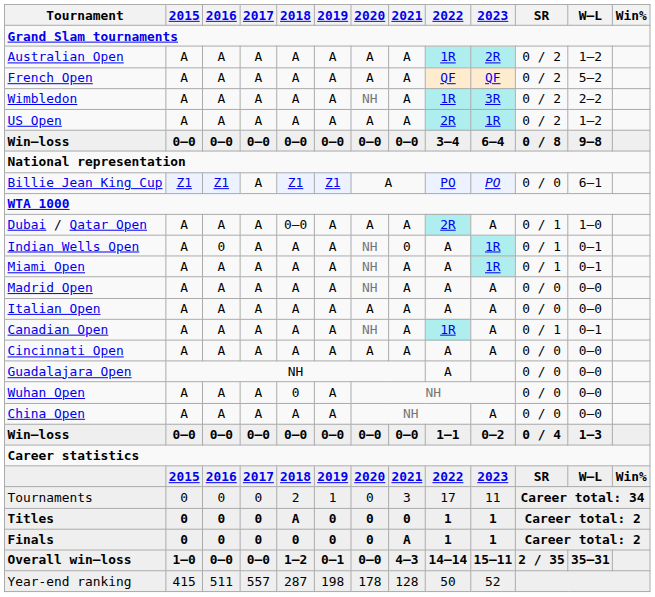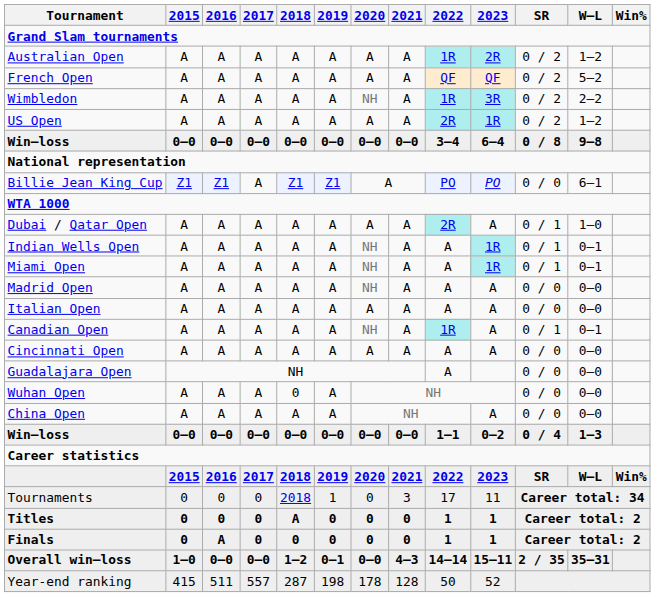(296, 225) 0–0 -> (296, 225) A
(221, 246) 0 -> (221, 246) A
(407, 246) 0 -> (407, 246) A
(296, 497) 2 -> (296, 497) 2018
(221, 539) 0 -> (221, 539) A
(407, 539) A -> (407, 539) 0
